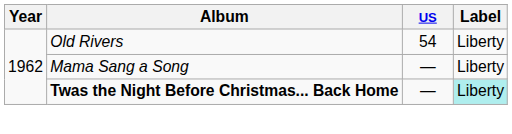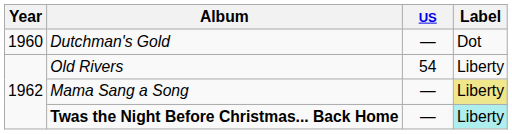+ row: (110, 41)
(481, 66) no background -> (481, 91) khaki background
